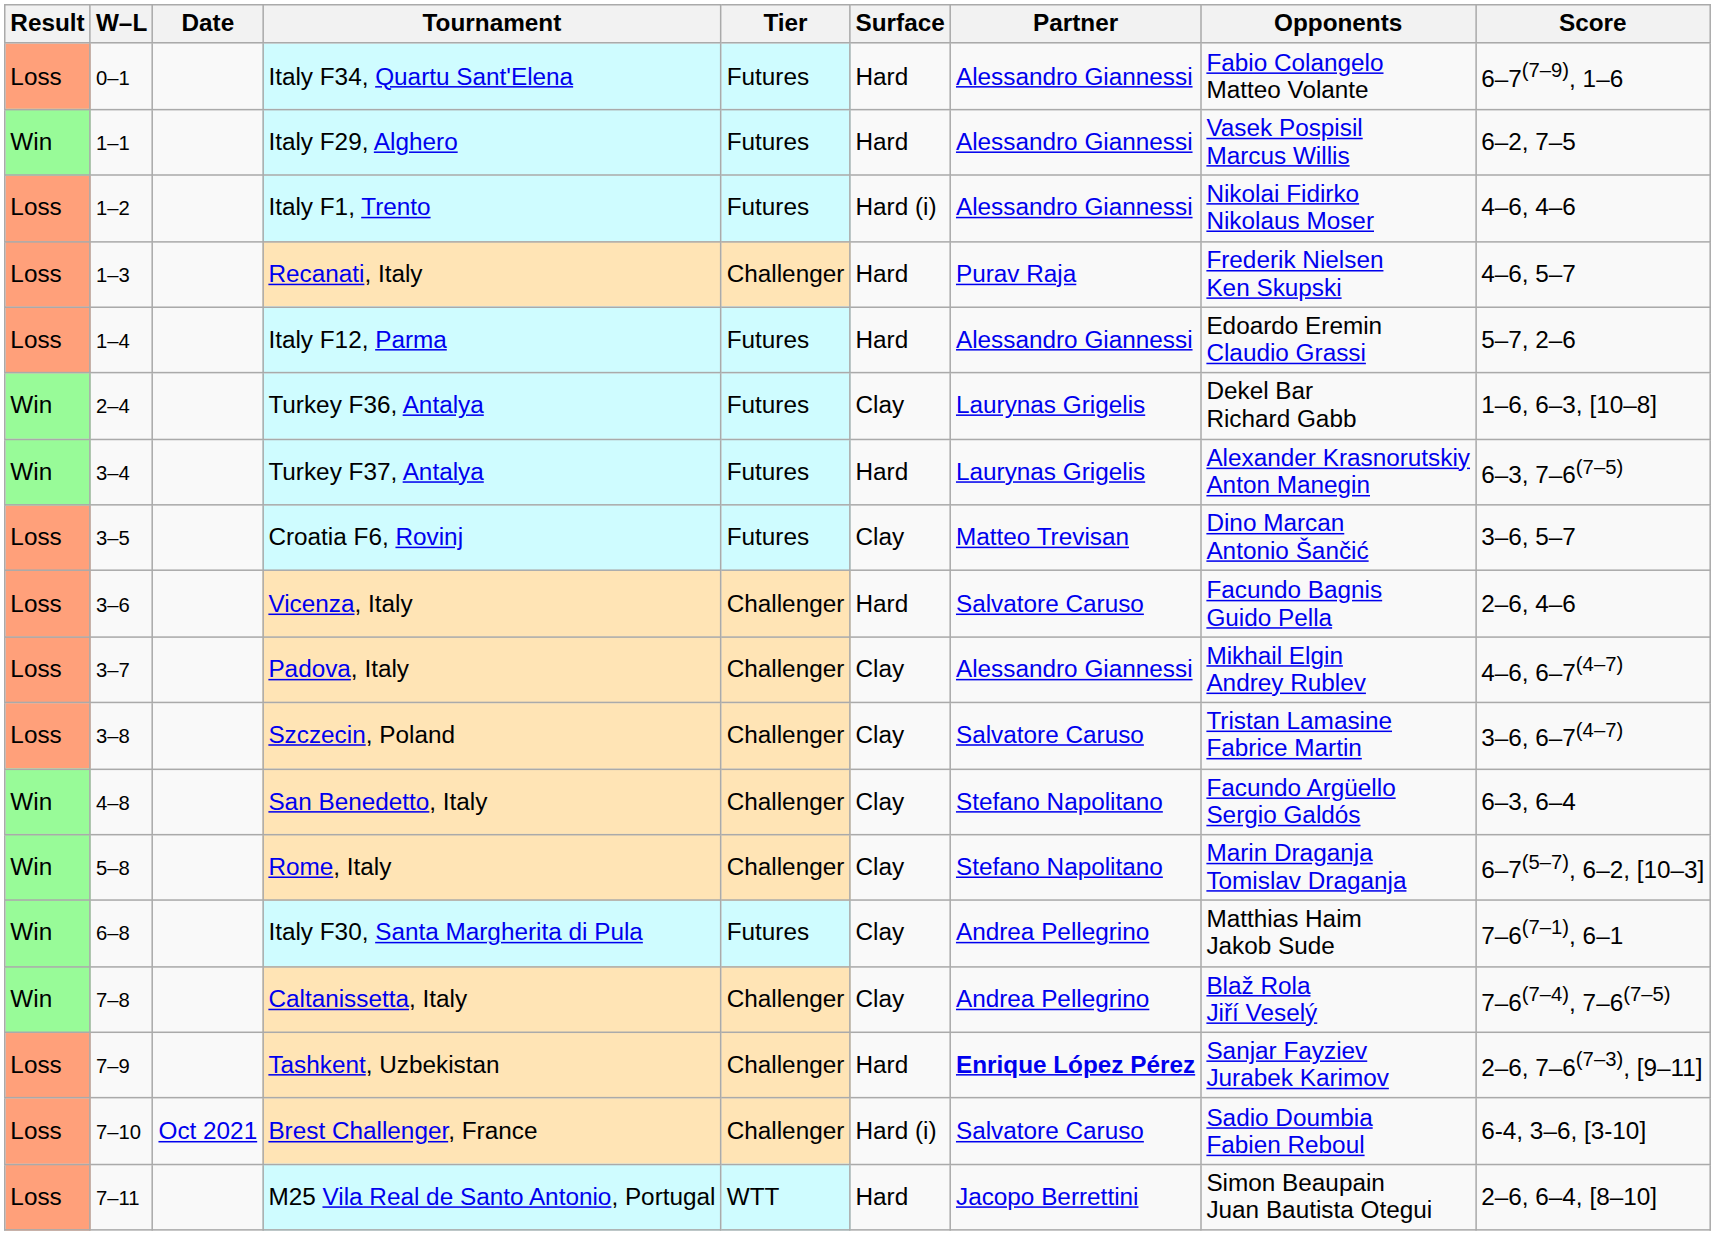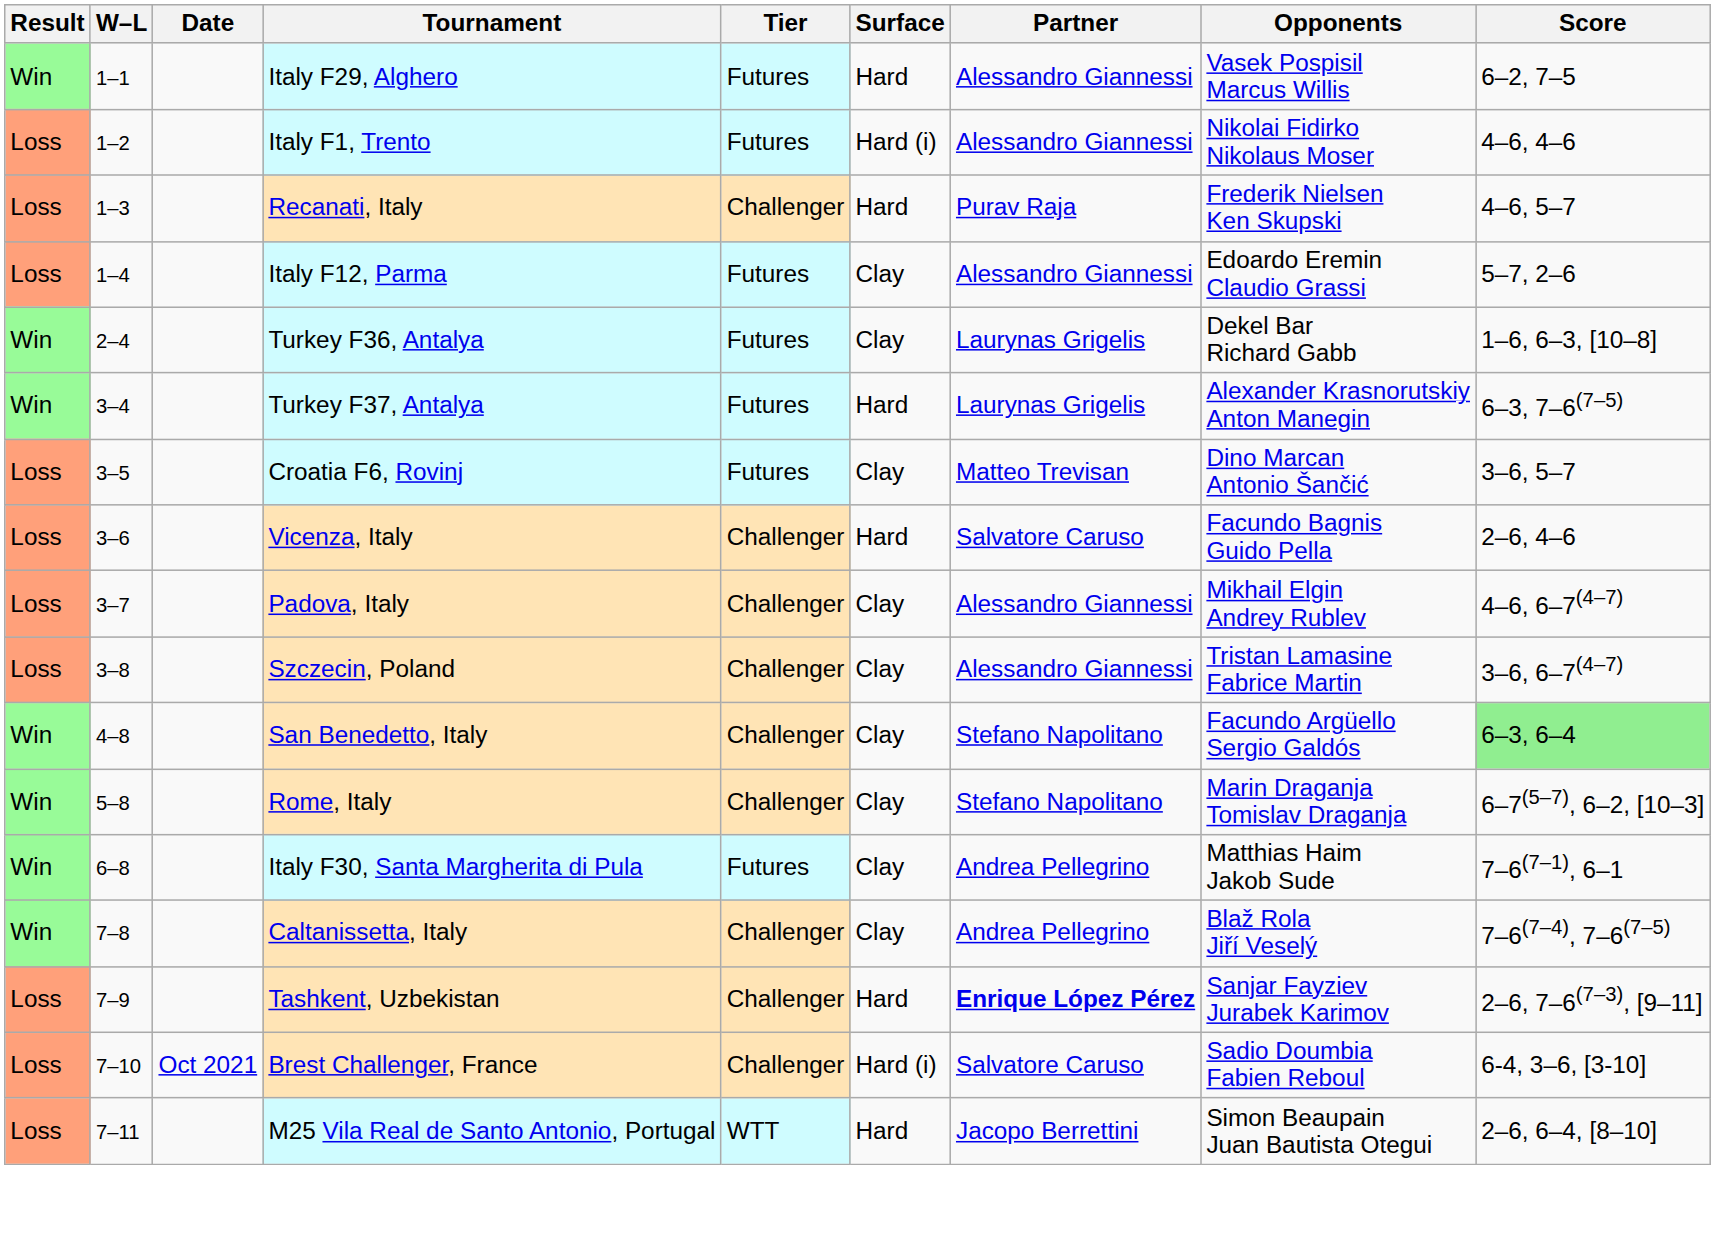- row: (421, 76)
(882, 339) Hard -> (880, 273) Clay
(1050, 735) Salvatore Caruso -> (1074, 669) Alessandro Giannessi
(1529, 801) no background -> (1529, 735) lightgreen background
